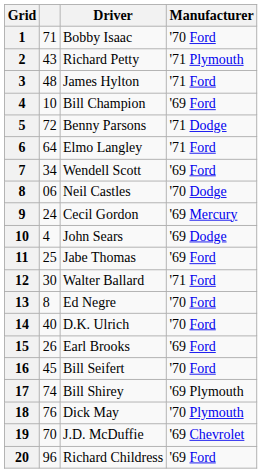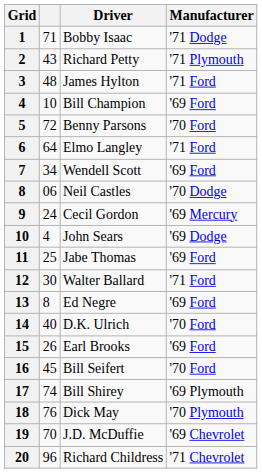(193, 37) '70 Ford -> (198, 37) '71 Dodge
(198, 125) '71 Dodge -> (193, 125) '70 Ford
(193, 302) '70 Ford -> (193, 302) '69 Ford
(193, 457) '69 Ford -> (207, 457) '71 Chevrolet
